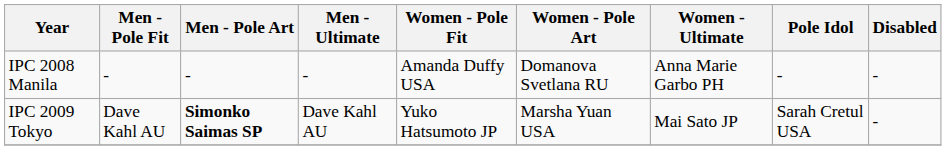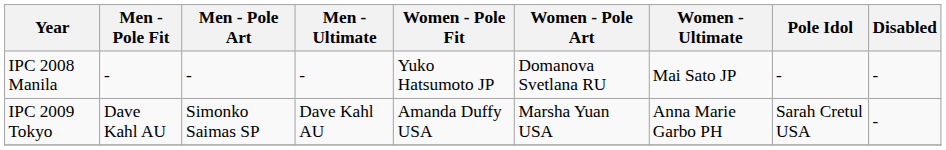(453, 74) Amanda Duffy USA -> (446, 74) Yuko Hatsumoto JP
(696, 74) Anna Marie Garbo PH -> (695, 74) Mai Sato JP
(224, 121) bold -> (223, 121) normal
(449, 121) Yuko Hatsumoto JP -> (450, 121) Amanda Duffy USA
(696, 121) Mai Sato JP -> (694, 121) Anna Marie Garbo PH
